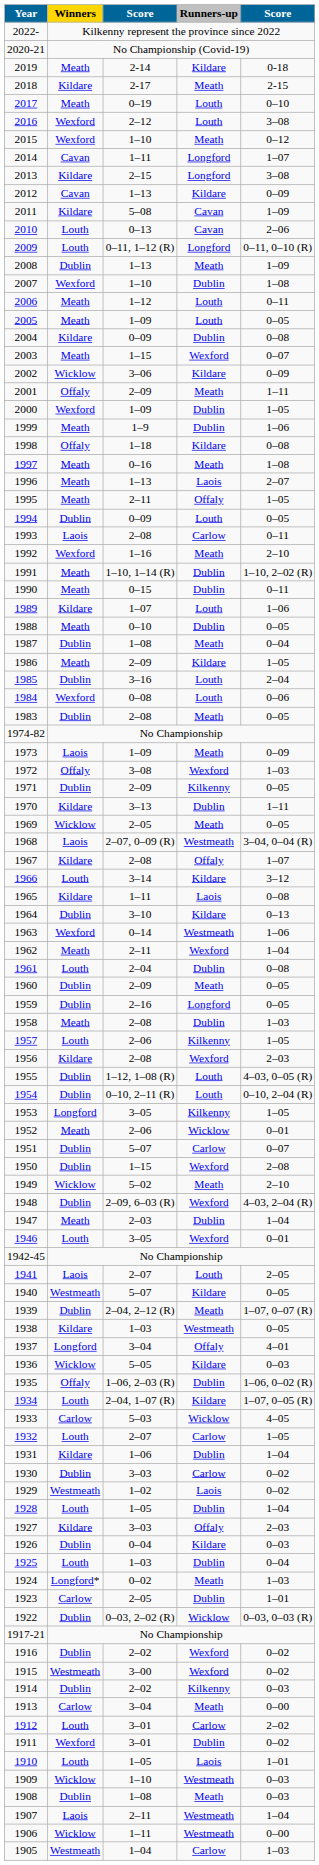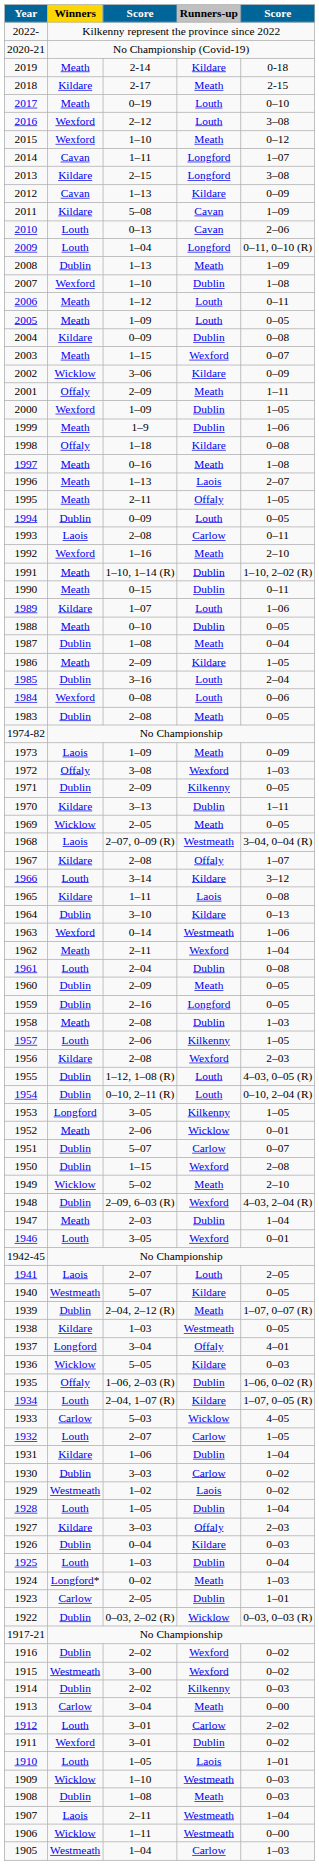(140, 247) 0–11, 1–12 (R) -> (140, 247) 1–04
